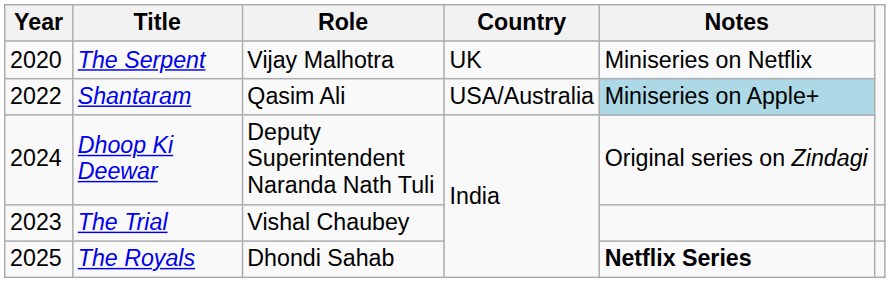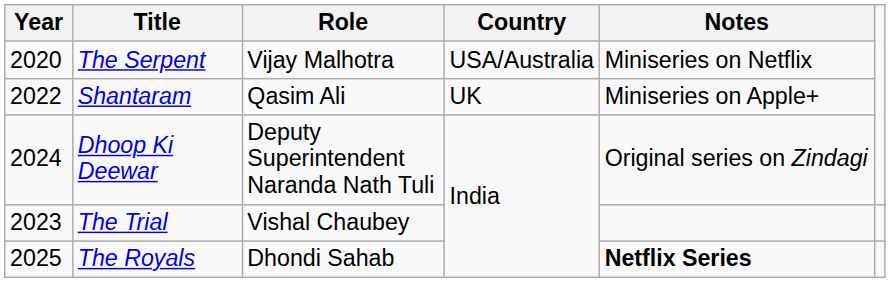(466, 59) UK -> (522, 59) USA/Australia
(522, 96) USA/Australia -> (466, 96) UK
(712, 96) lightblue background -> (712, 96) no background
